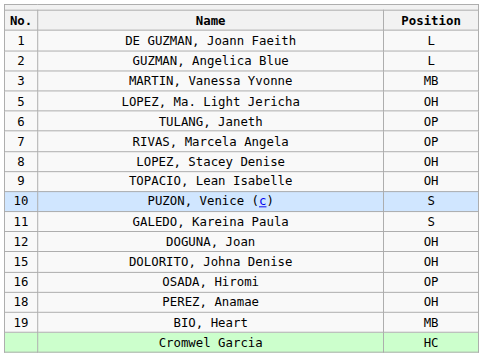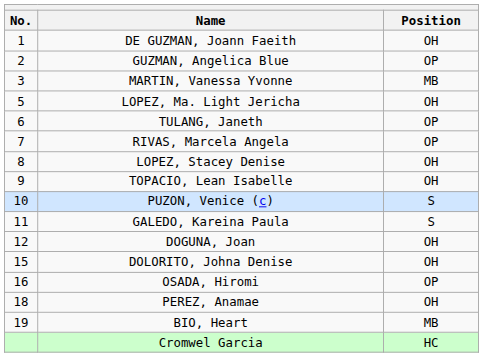(431, 41) L -> (431, 41) OH
(431, 61) L -> (431, 61) OP
